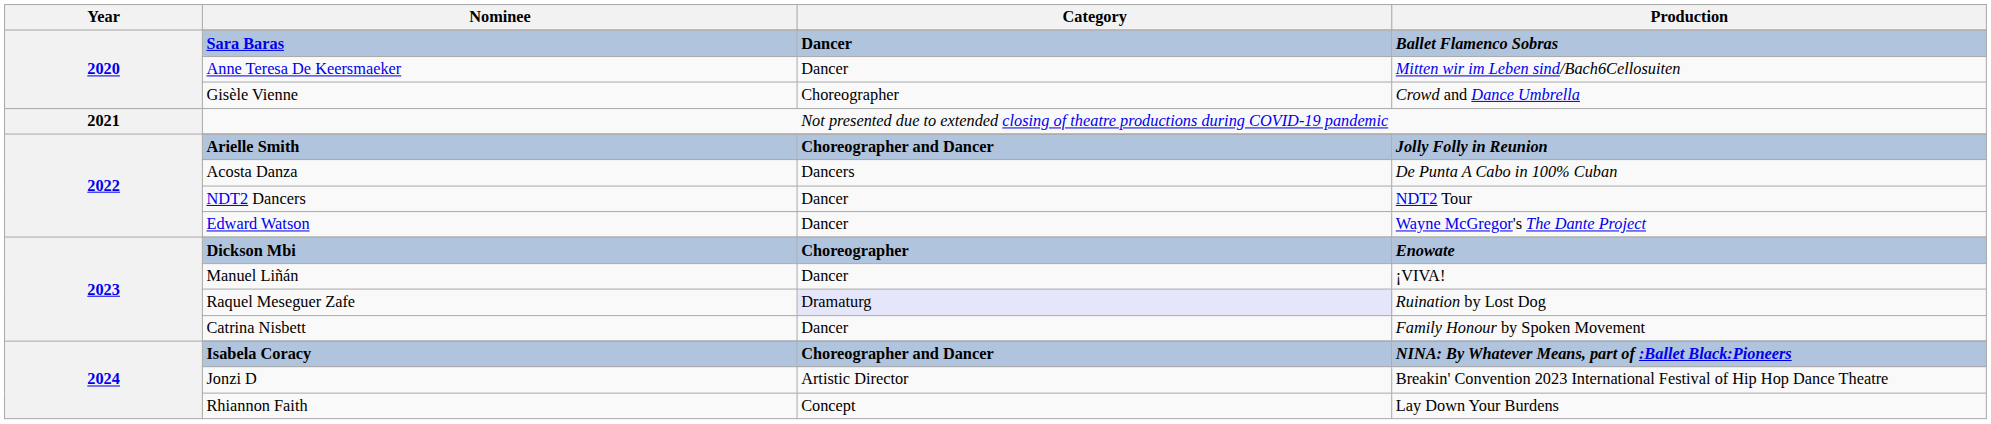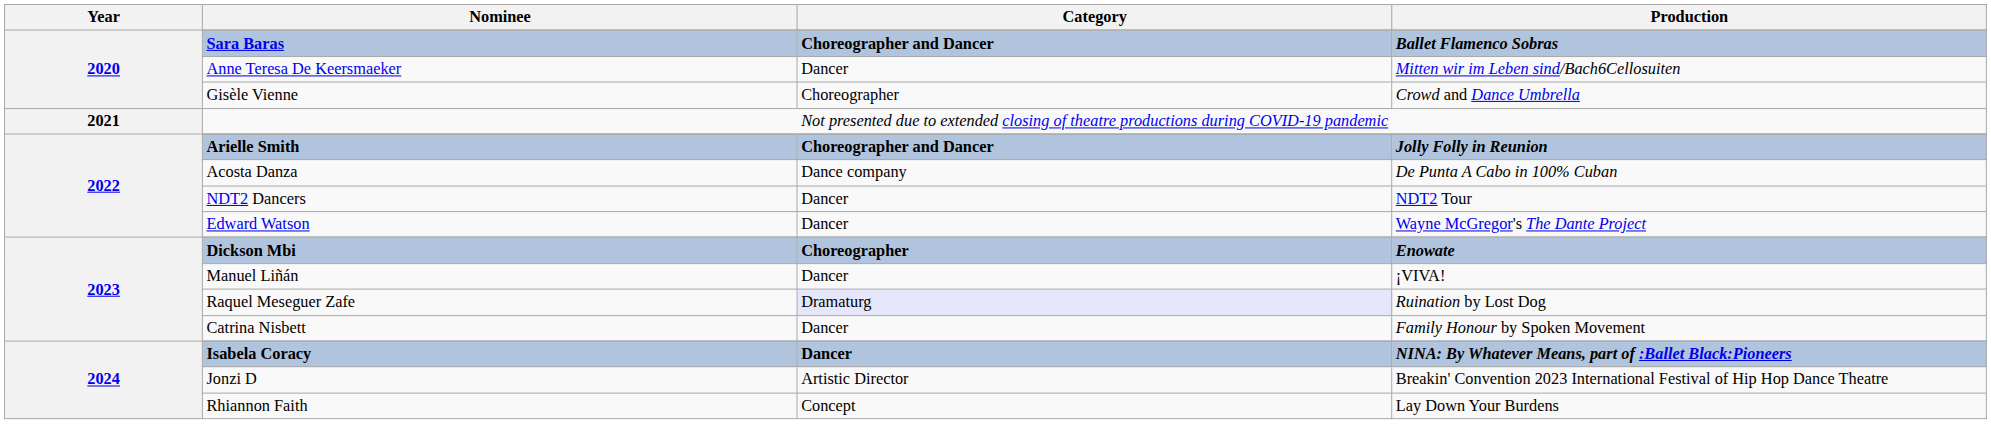(827, 43) Dancer -> (897, 43) Choreographer and Dancer
(828, 172) Dancers -> (854, 172) Dance company
(897, 353) Choreographer and Dancer -> (827, 353) Dancer
